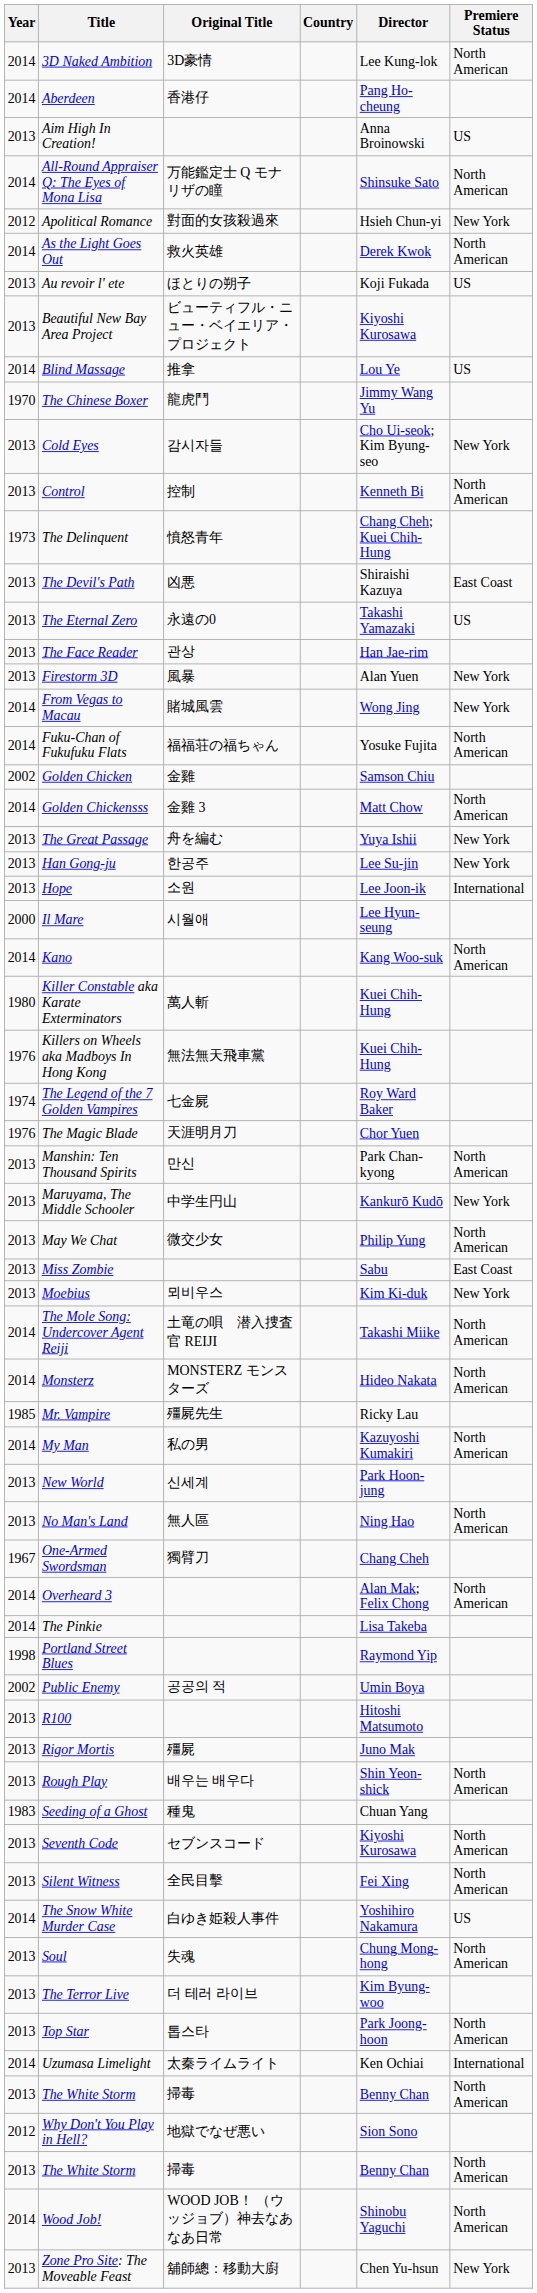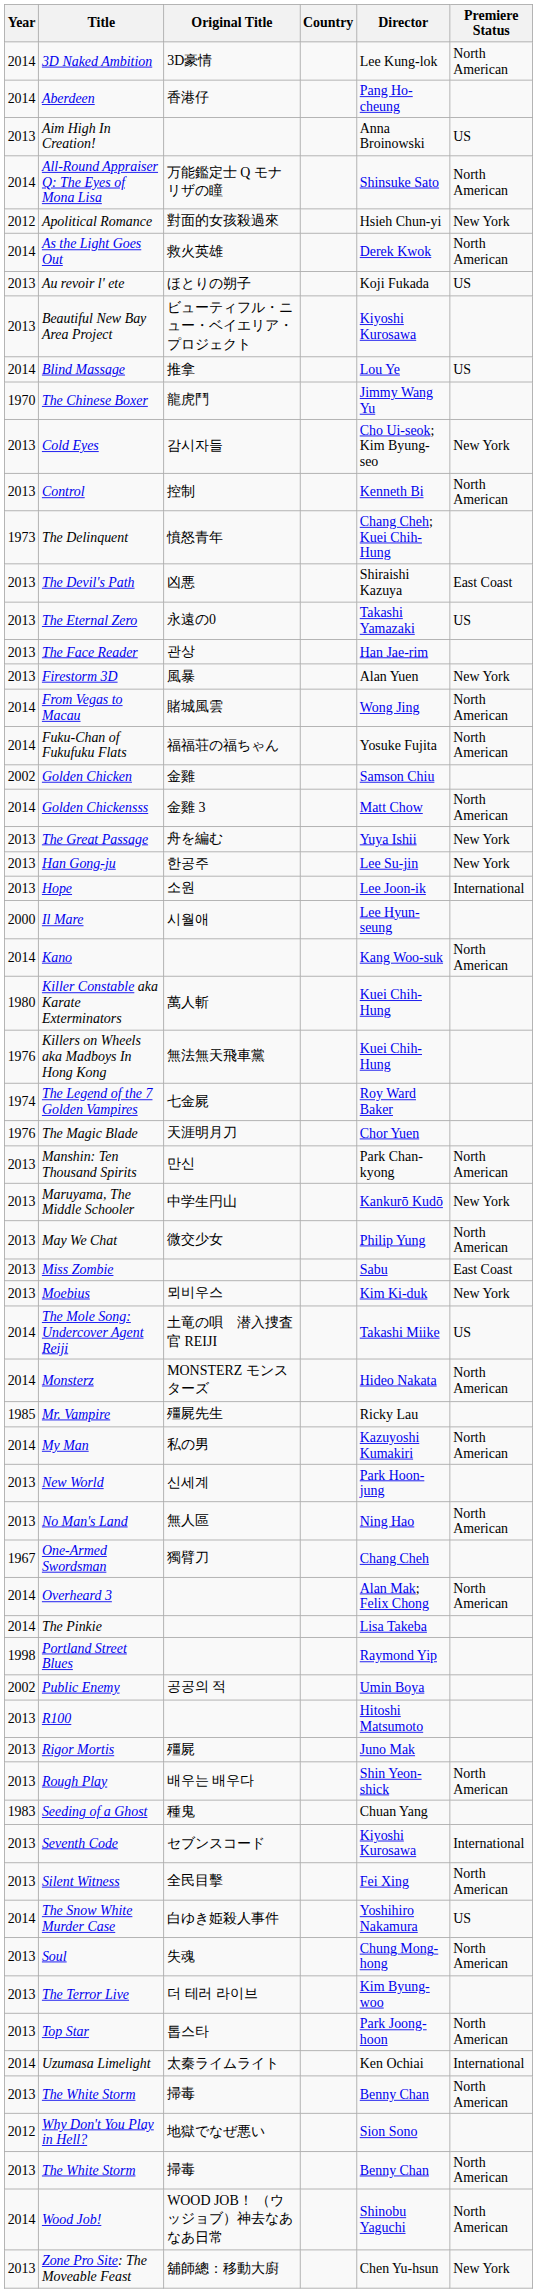(481, 707) New York -> (481, 707) North American
(481, 1332) North American -> (462, 1332) US
(481, 1843) North American -> (489, 1843) International
